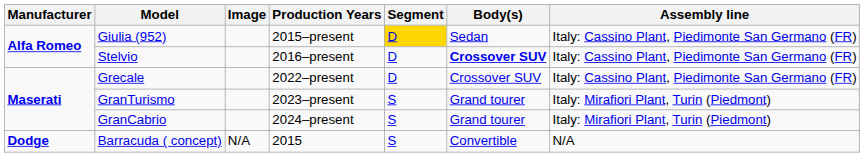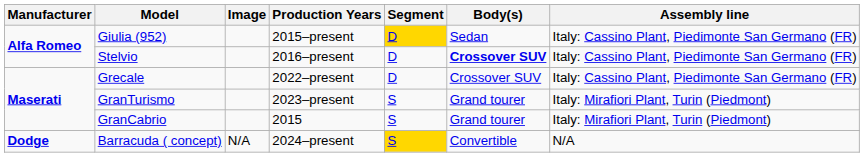(313, 120) 2024–present -> (287, 120) 2015
(287, 141) 2015 -> (313, 141) 2024–present
(392, 141) no background -> (392, 141) gold background
